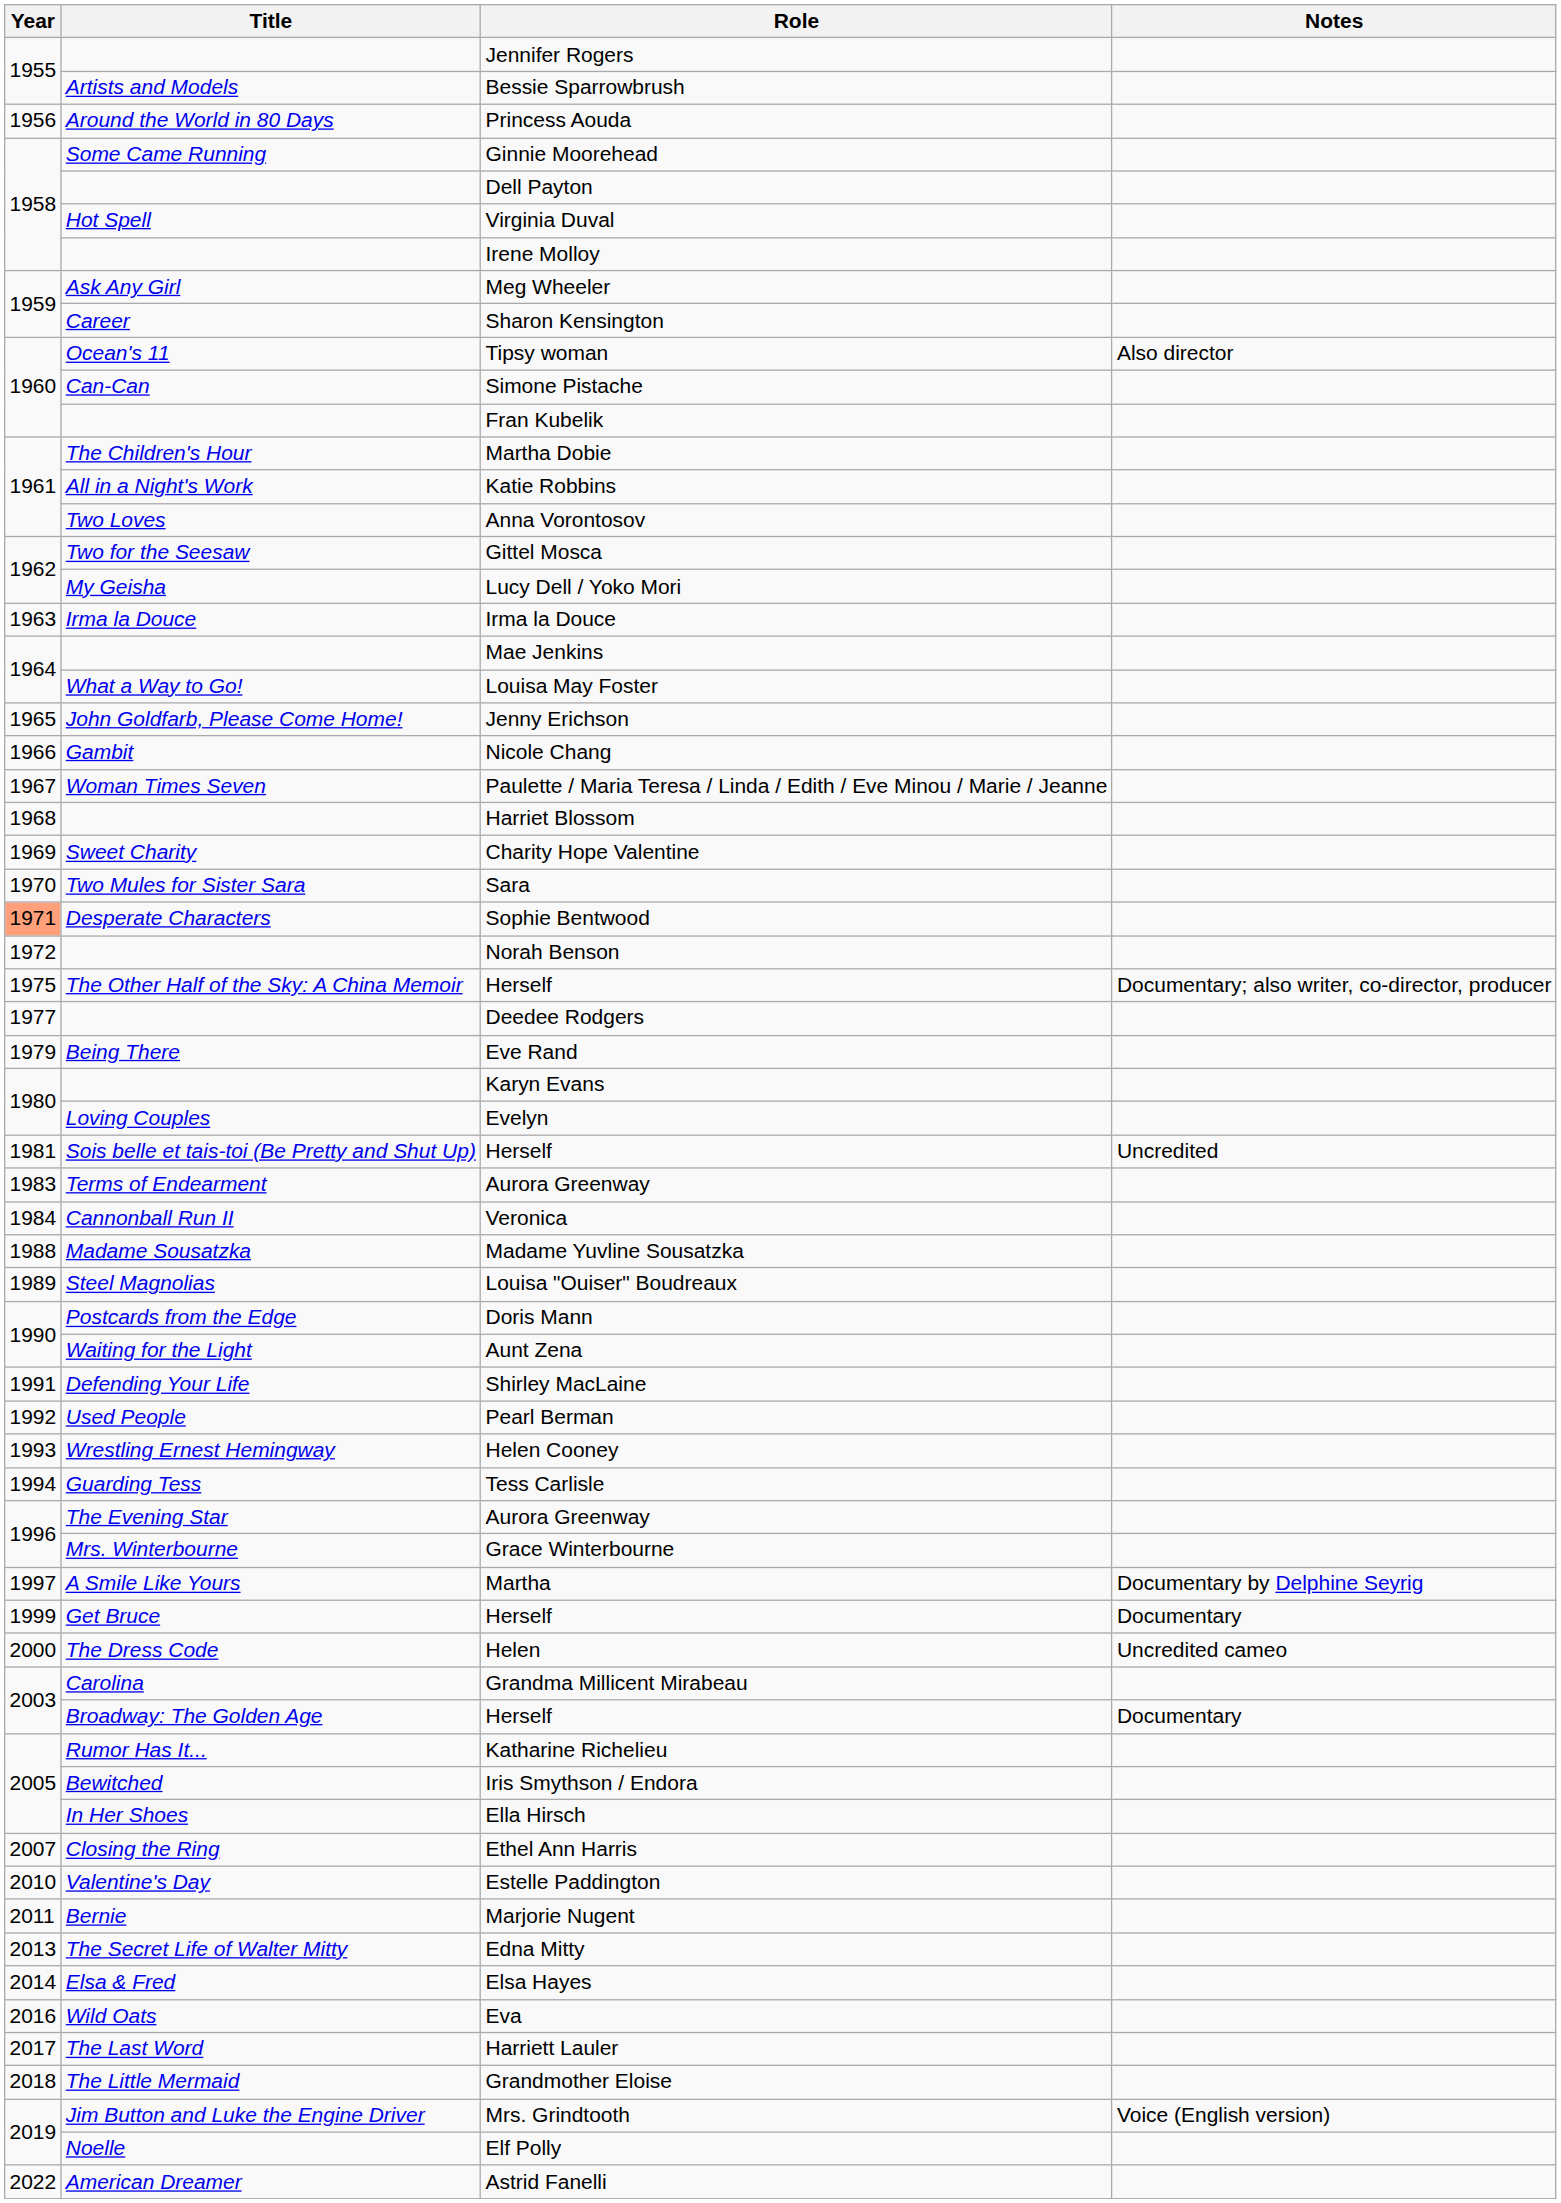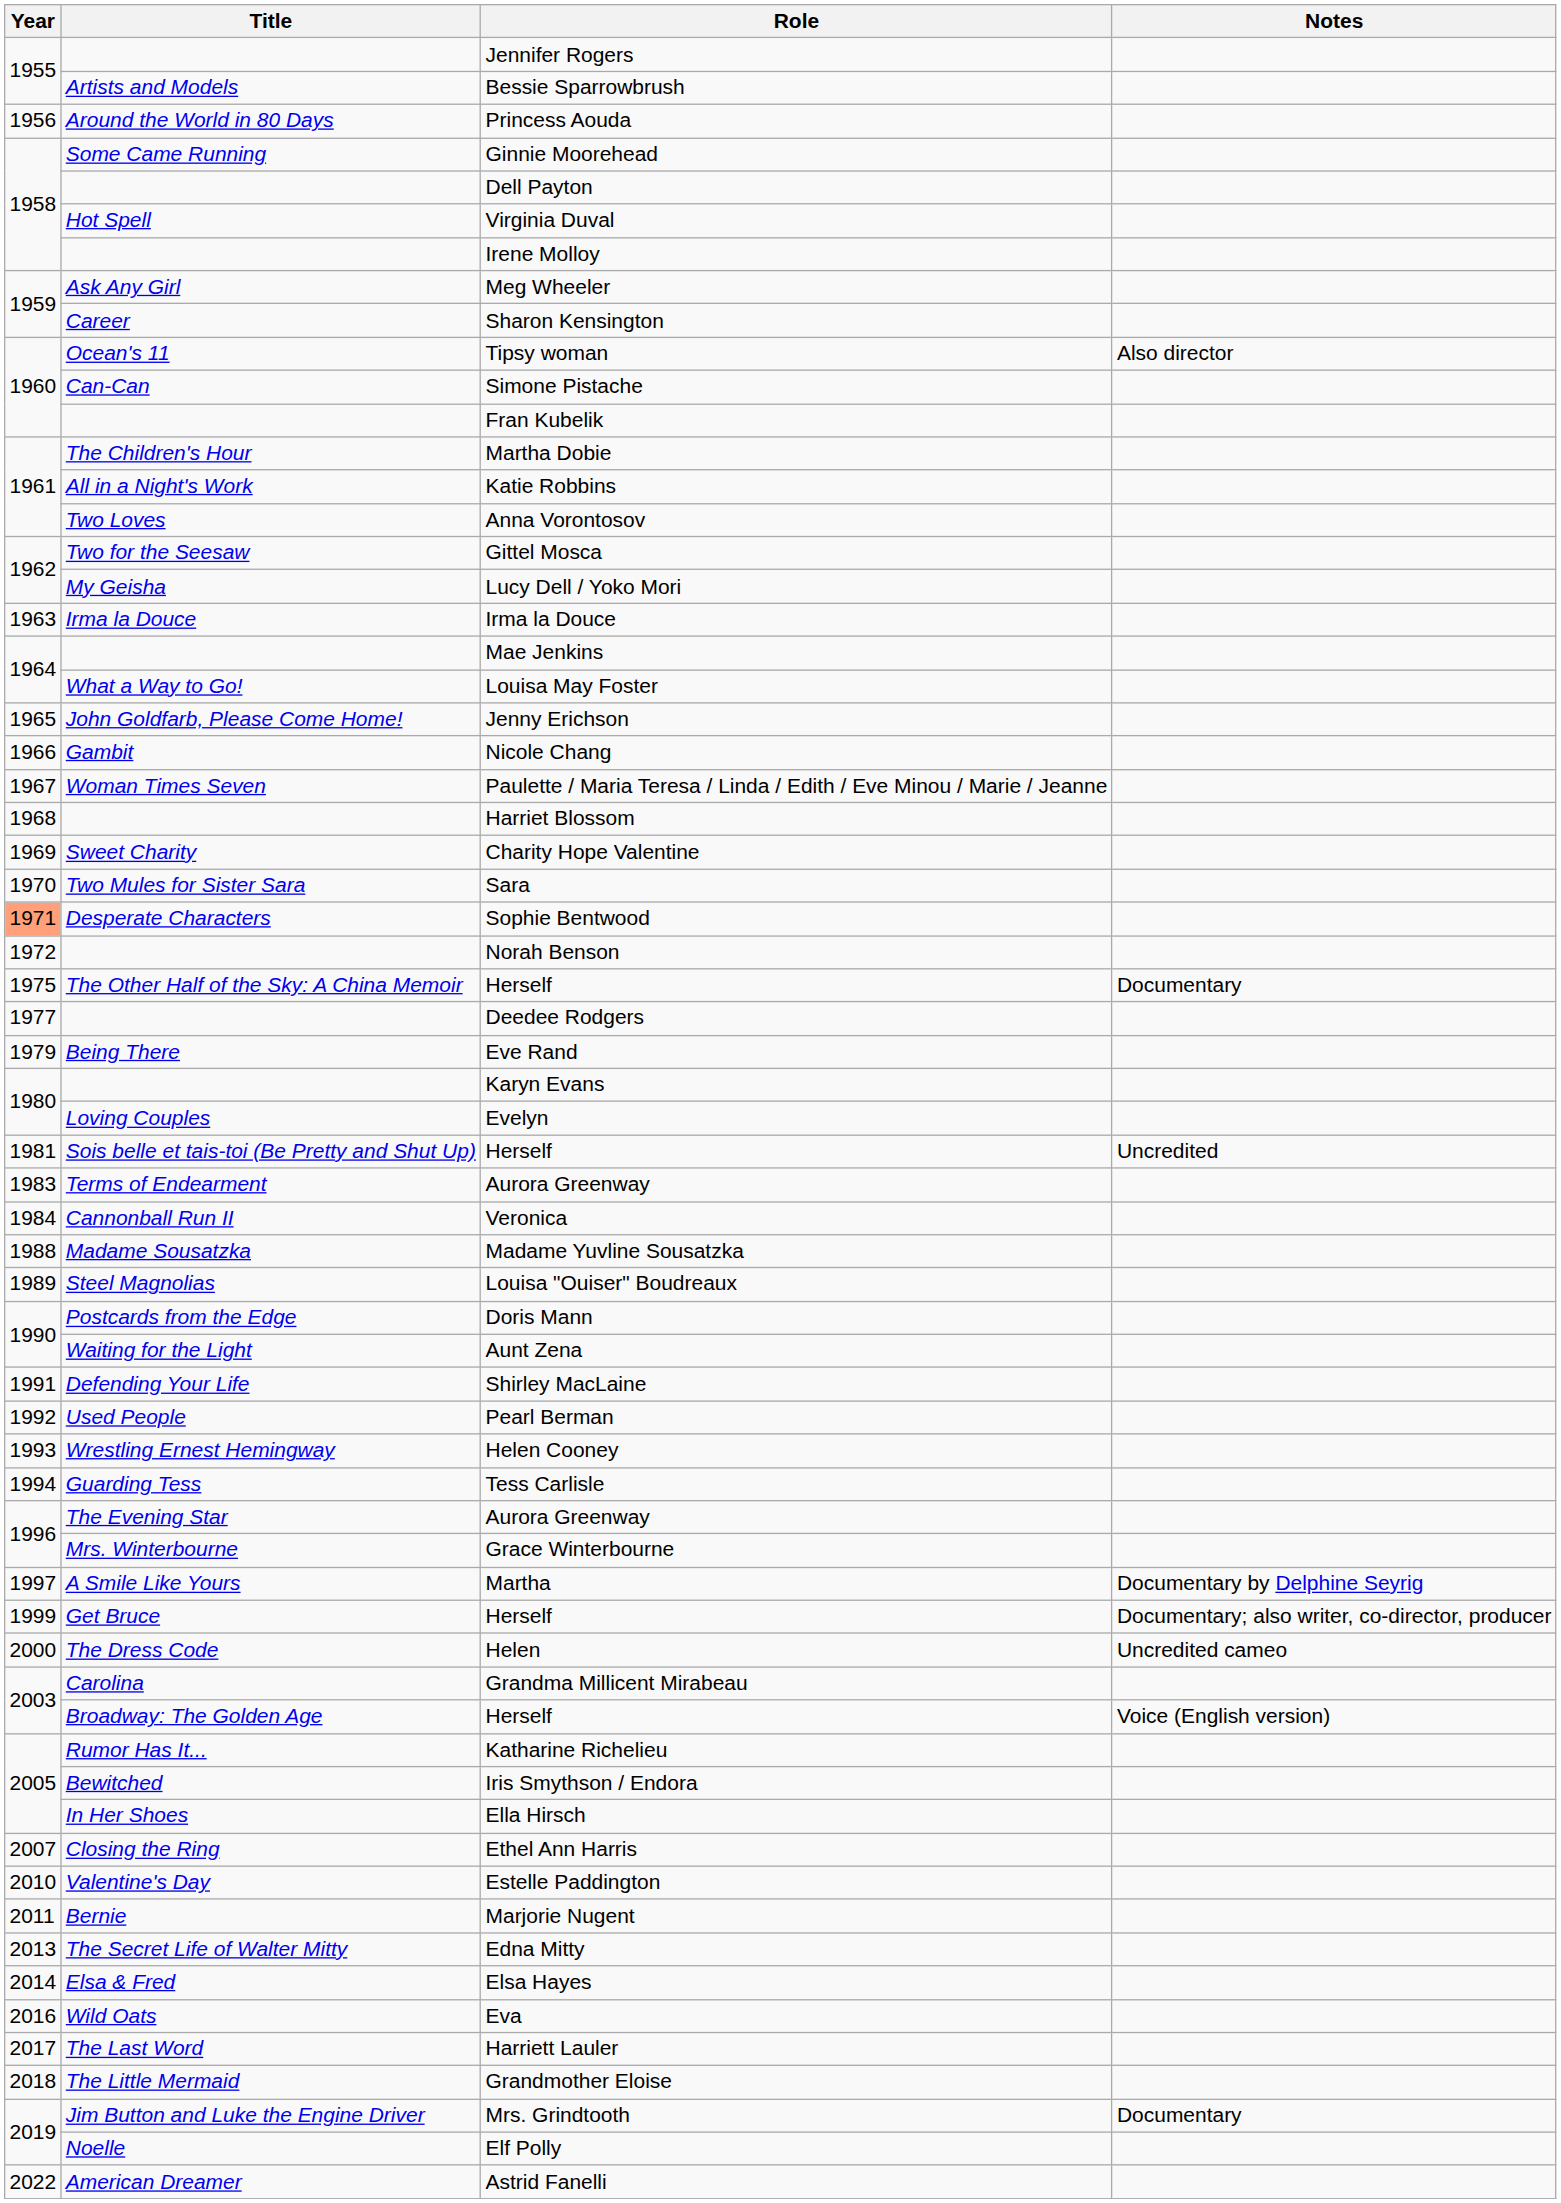(1334, 985) Documentary; also writer, co-director, producer -> (1179, 985) Documentary
(1179, 1616) Documentary -> (1334, 1616) Documentary; also writer, co-director, producer
(1179, 1716) Documentary -> (1224, 1716) Voice (English version)
(1224, 2115) Voice (English version) -> (1179, 2115) Documentary
